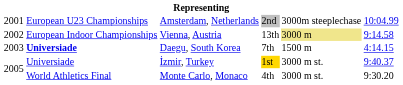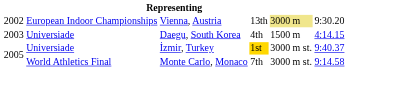- row: (209, 21)
(379, 34) 9:14.58 -> (329, 21) 9:30.20
(52, 48) bold -> (50, 34) normal
(268, 48) 7th -> (257, 34) 4th
(268, 75) 4th -> (257, 62) 7th
(379, 75) 9:30.20 -> (329, 62) 9:14.58
